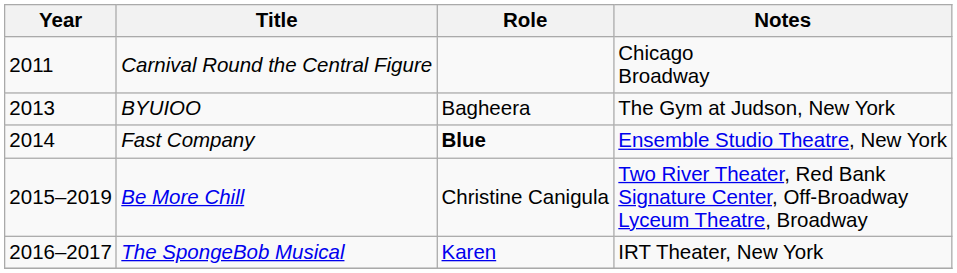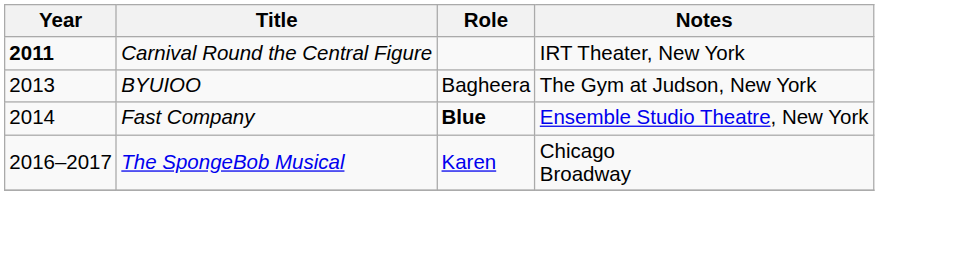(31, 64) normal -> (32, 53) bold
(664, 64) Chicago Broadway -> (642, 53) IRT Theater, New York
- row: (183, 196)
(721, 252) IRT Theater, New York -> (585, 162) Chicago Broadway
